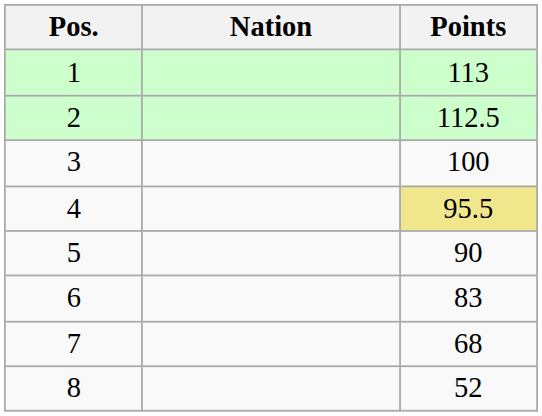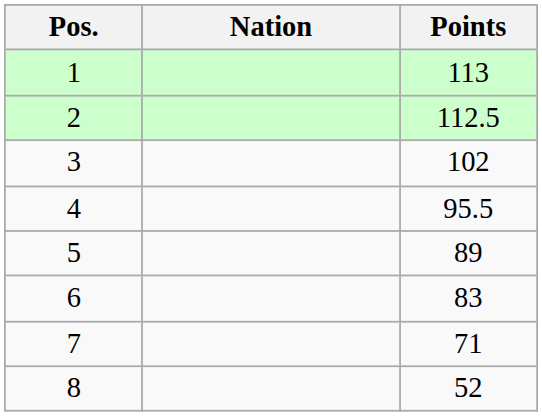(468, 162) 100 -> (468, 162) 102
(468, 207) khaki background -> (468, 207) no background
(468, 252) 90 -> (468, 252) 89
(468, 343) 68 -> (468, 343) 71
